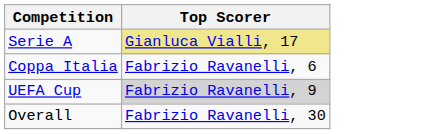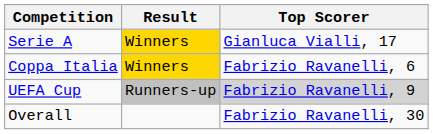+ column: (171, 17)
(212, 42) khaki background -> (310, 42) no background
